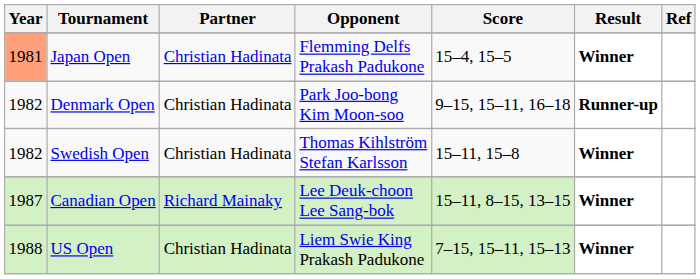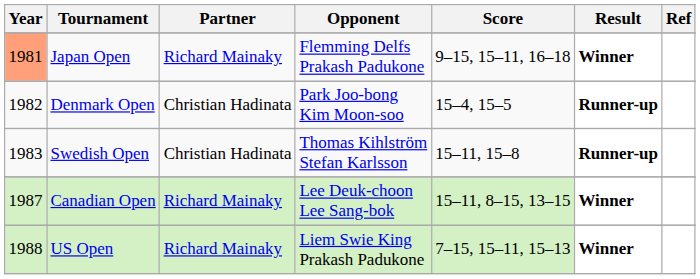(228, 56) Christian Hadinata -> (223, 56) Richard Mainaky
(473, 56) 15–4, 15–5 -> (503, 56) 9–15, 15–11, 16–18
(503, 105) 9–15, 15–11, 16–18 -> (473, 105) 15–4, 15–5
(26, 153) 1982 -> (26, 153) 1983
(606, 153) Winner -> (618, 153) Runner-up
(228, 249) Christian Hadinata -> (223, 249) Richard Mainaky
